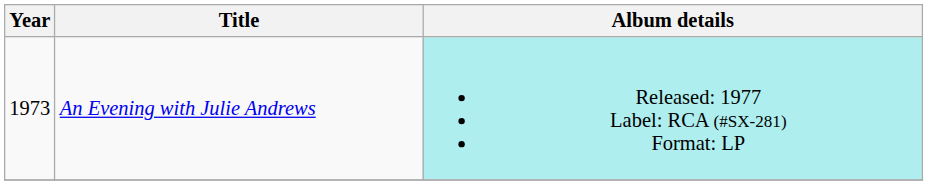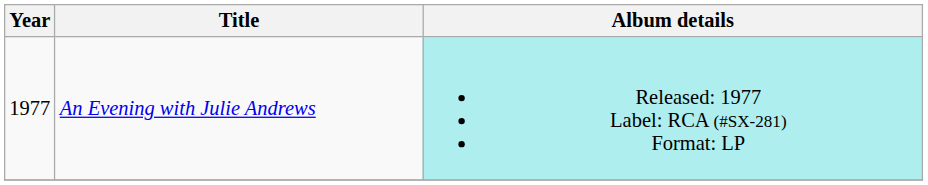(30, 108) 1973 -> (30, 108) 1977
